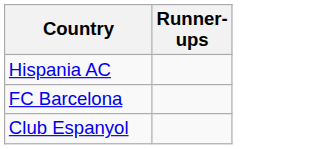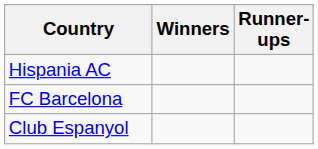+ column: (193, 29)
